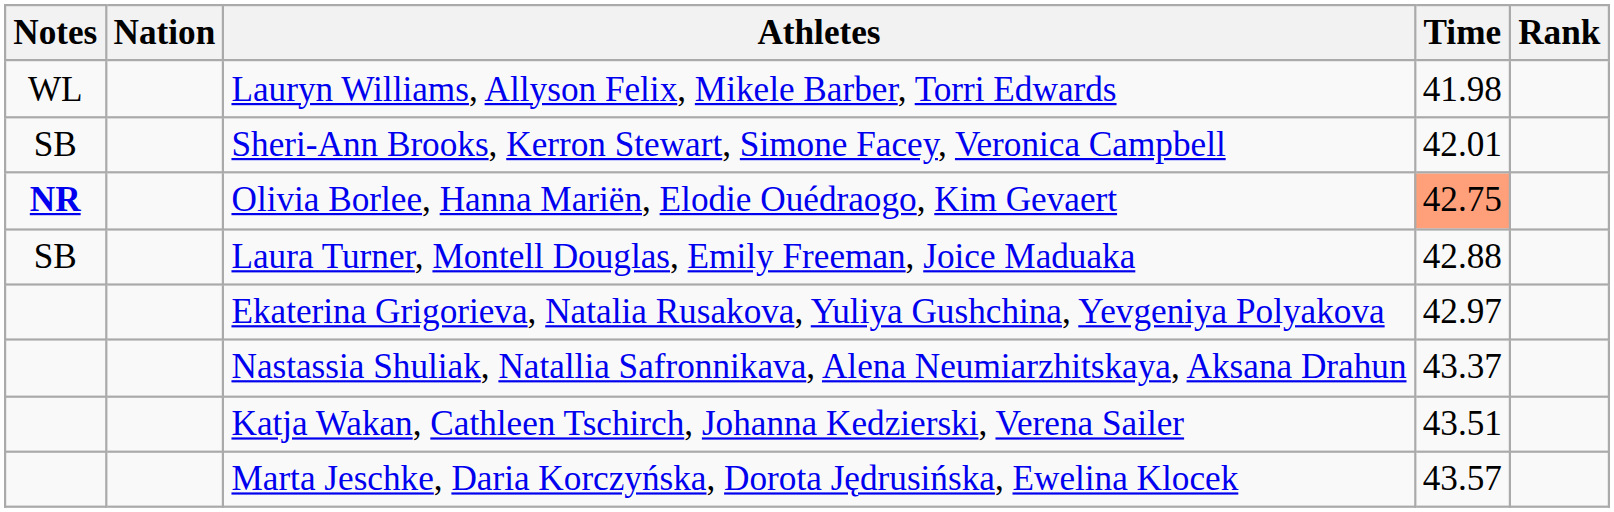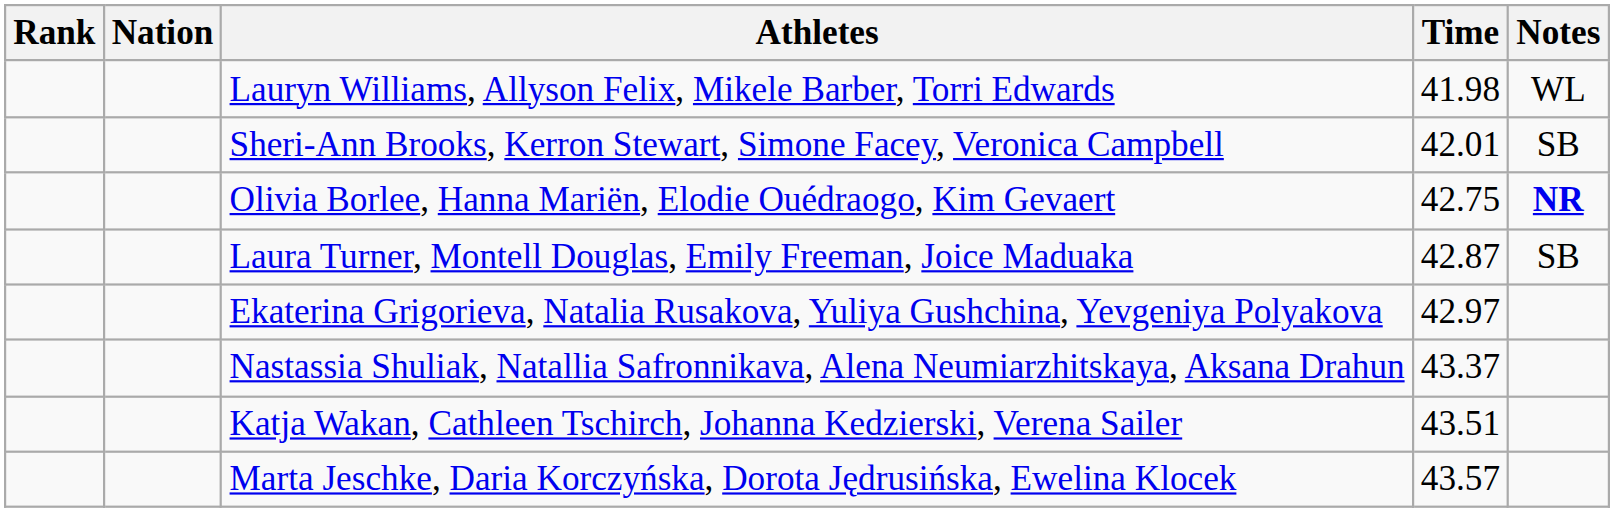columns swapped: (1559, 32) <-> (55, 32)
(1462, 199) lightsalmon background -> (1460, 199) no background
(1462, 255) 42.88 -> (1460, 255) 42.87
